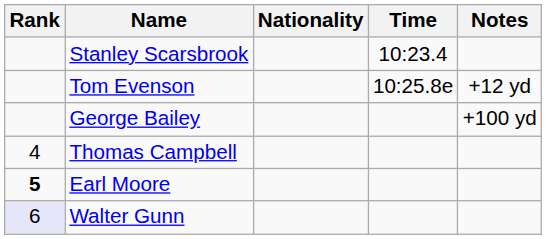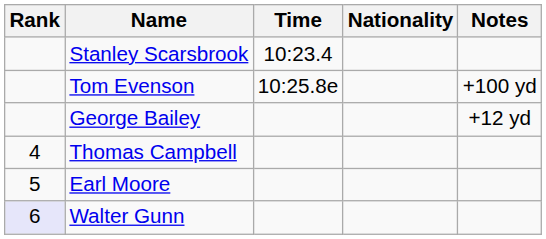columns swapped: (311, 20) <-> (413, 20)
(500, 86) +12 yd -> (500, 86) +100 yd
(500, 119) +100 yd -> (500, 119) +12 yd
(35, 184) bold -> (35, 184) normal
